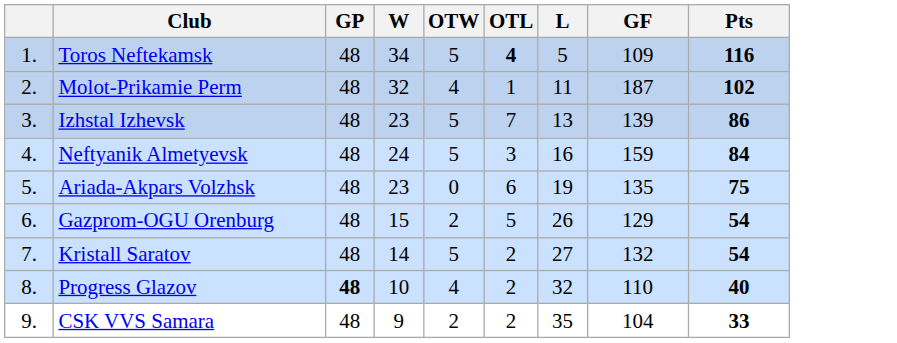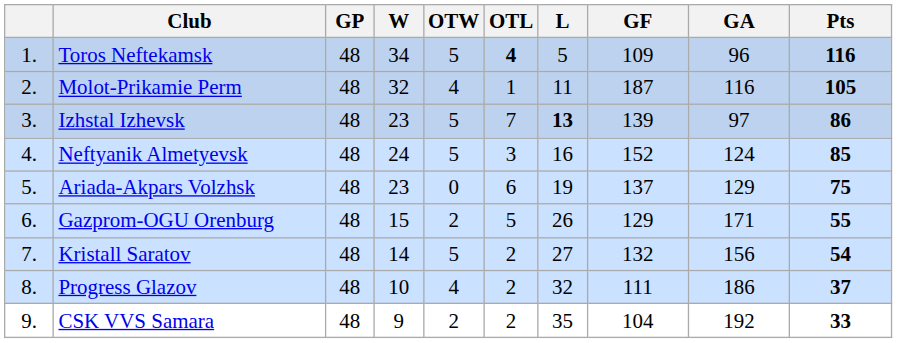+ column: (739, 21)
(739, 87) 102 -> (840, 87) 105
(563, 120) normal -> (563, 120) bold
(638, 154) 159 -> (638, 154) 152
(739, 154) 84 -> (840, 154) 85
(638, 187) 135 -> (638, 187) 137
(739, 220) 54 -> (840, 220) 55
(350, 287) bold -> (350, 287) normal
(638, 287) 110 -> (638, 287) 111
(739, 287) 40 -> (840, 287) 37
